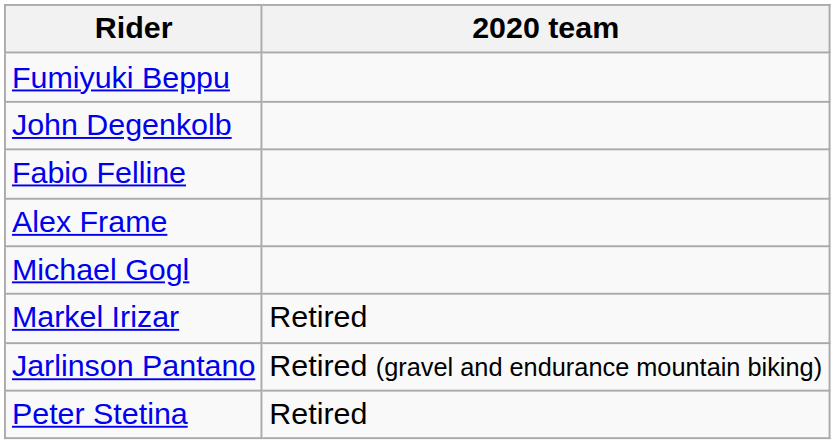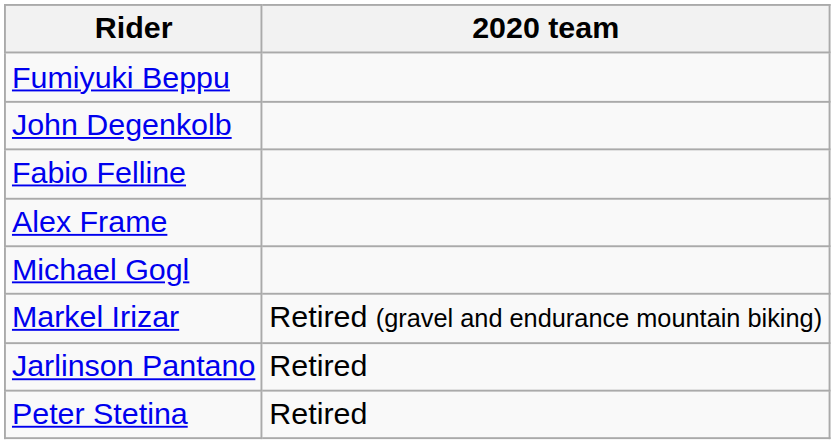(318, 317) Retired -> (546, 317) Retired (gravel and endurance mountain biking)
(546, 366) Retired (gravel and endurance mountain biking) -> (318, 366) Retired
